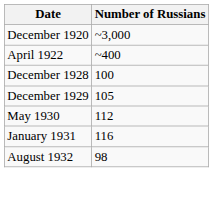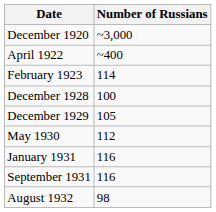+ row: (45, 75)
+ row: (49, 177)
